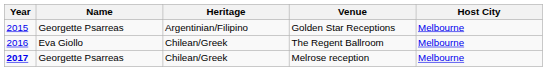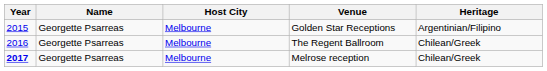columns swapped: (479, 12) <-> (226, 12)
(61, 43) Eva Giollo -> (81, 43) Georgette Psarreas
